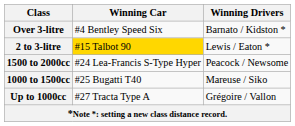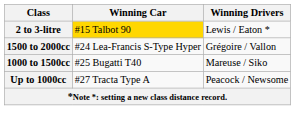- row: (38, 29)
(247, 63) Peacock / Newsome -> (241, 46) Grégoire / Vallon
(241, 97) Grégoire / Vallon -> (247, 80) Peacock / Newsome
